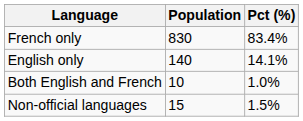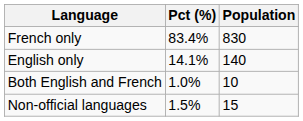columns swapped: (205, 15) <-> (271, 15)
